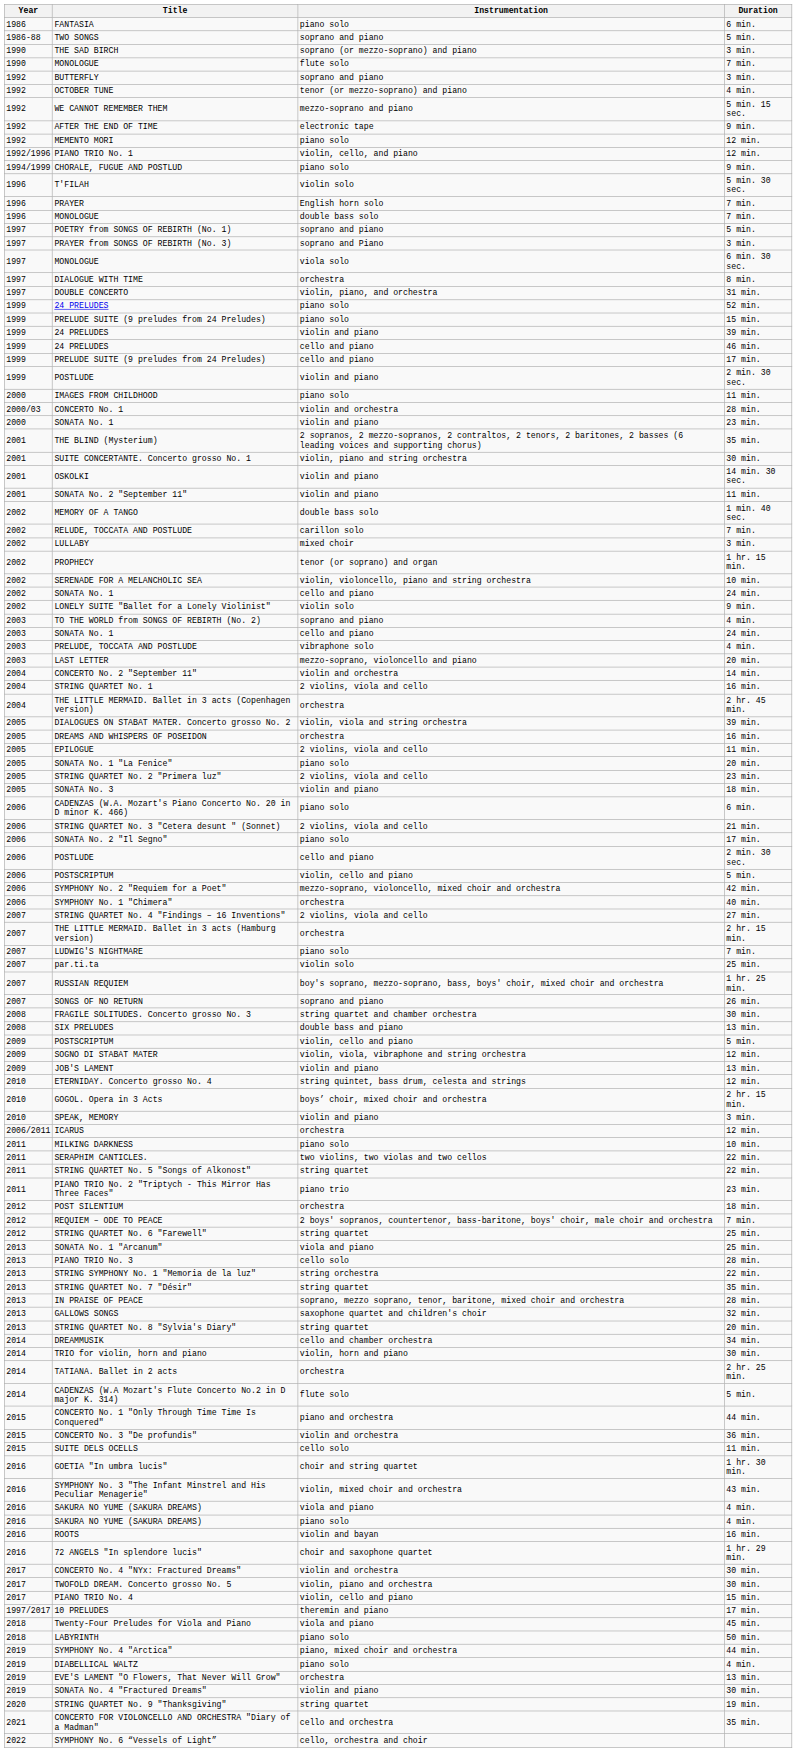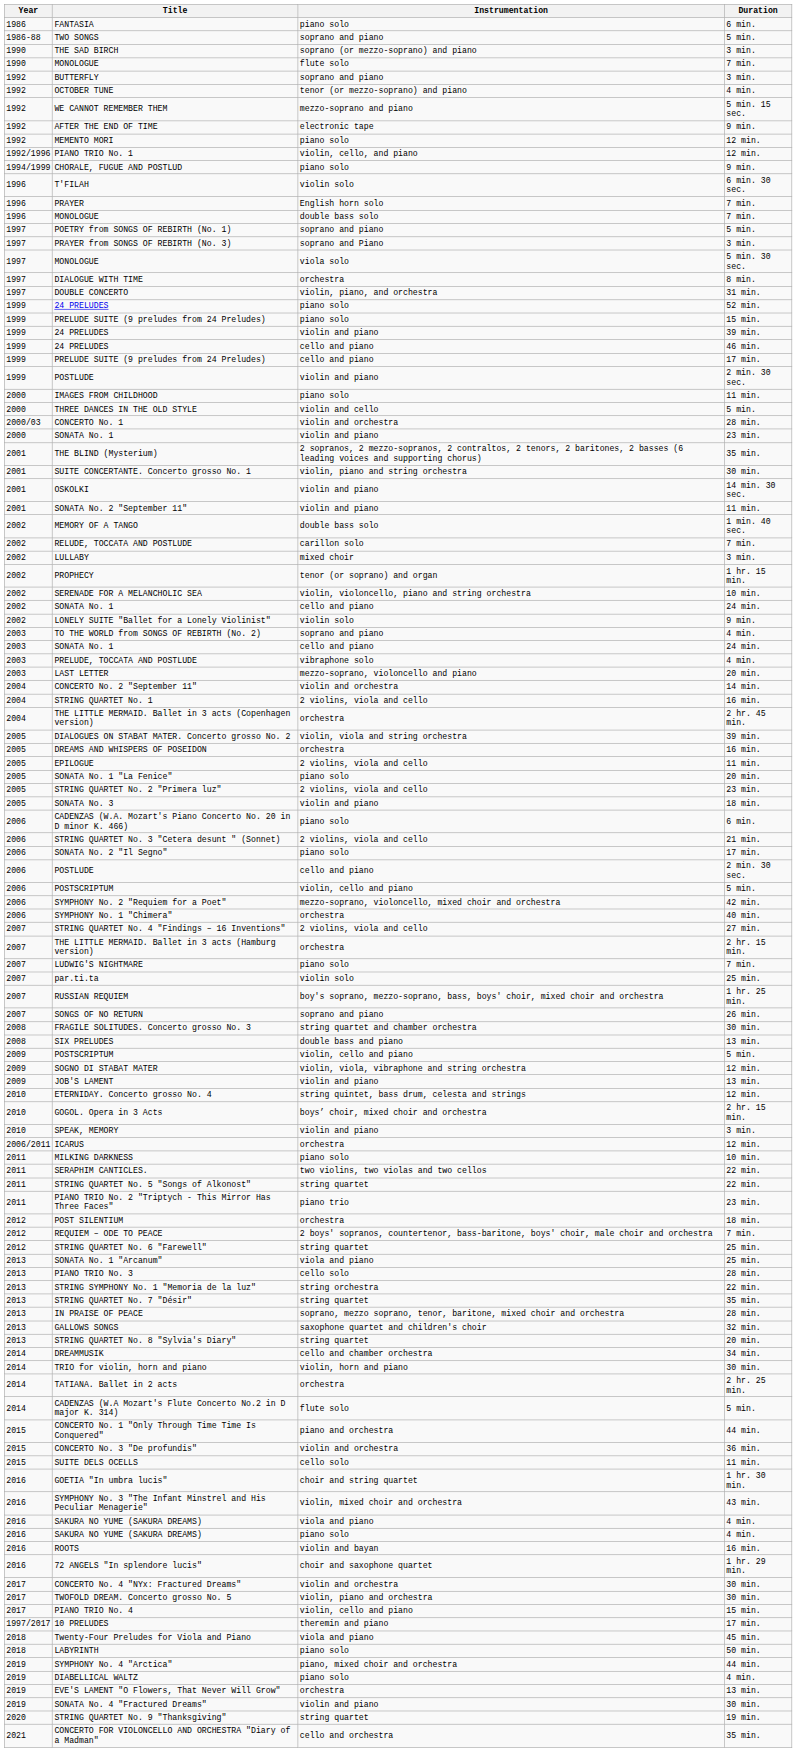(748, 185) 5 min. 30 sec. -> (748, 185) 6 min. 30 sec.
(748, 262) 6 min. 30 sec. -> (748, 262) 5 min. 30 sec.
+ row: (126, 409)
- row: (135, 1741)
